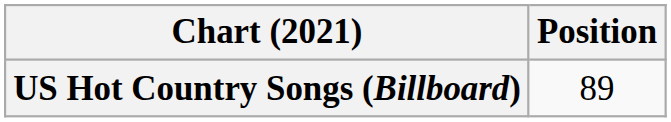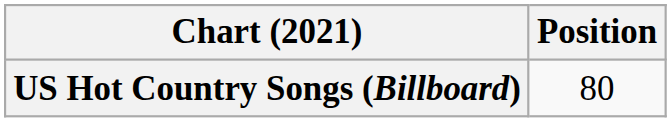(597, 87) 89 -> (597, 87) 80
